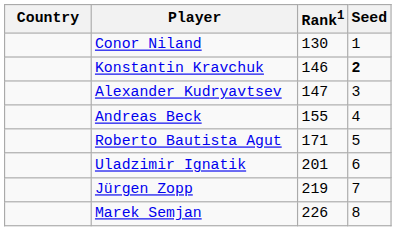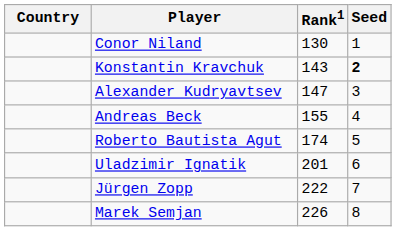(315, 69) 146 -> (315, 69) 143
(315, 141) 171 -> (315, 141) 174
(315, 190) 219 -> (315, 190) 222
